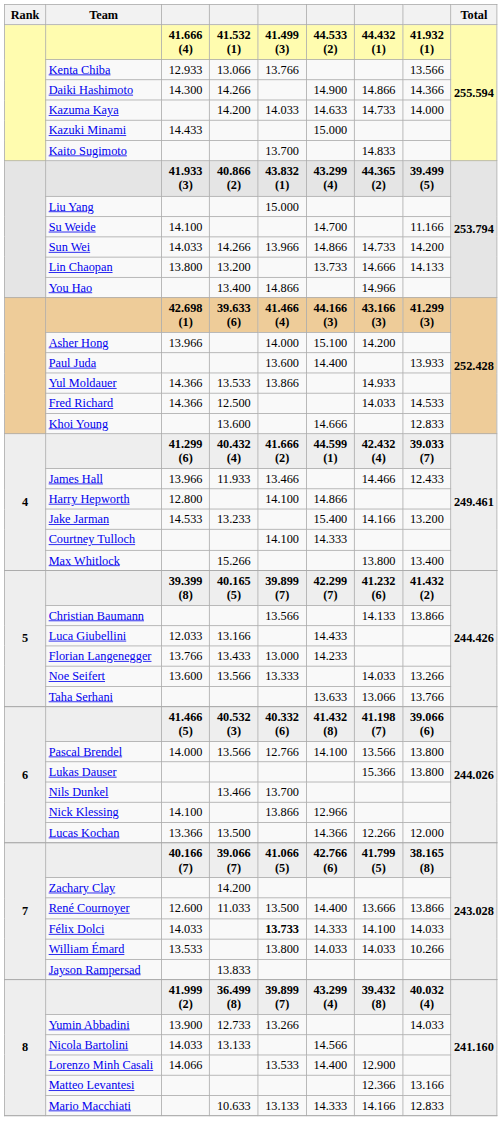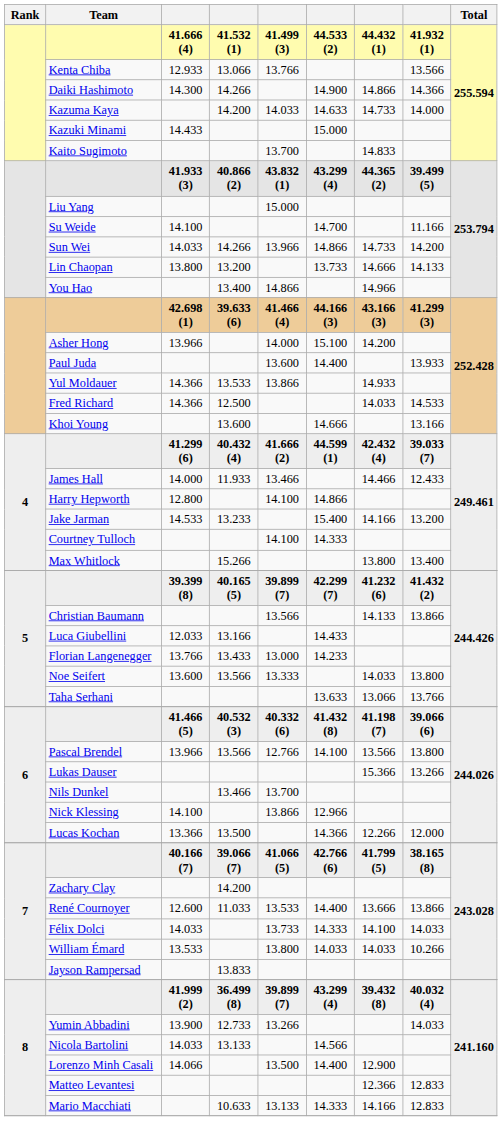(427, 423) 12.833 -> (427, 423) 13.166
(186, 479) 13.966 -> (186, 479) 14.000
(427, 676) 13.266 -> (427, 676) 13.800
(186, 751) 14.000 -> (186, 751) 13.966
(427, 772) 13.800 -> (427, 772) 13.266
(282, 908) 13.500 -> (282, 908) 13.533
(282, 928) bold -> (282, 928) normal
(282, 1065) 13.533 -> (282, 1065) 13.500
(427, 1085) 13.166 -> (427, 1085) 12.833
